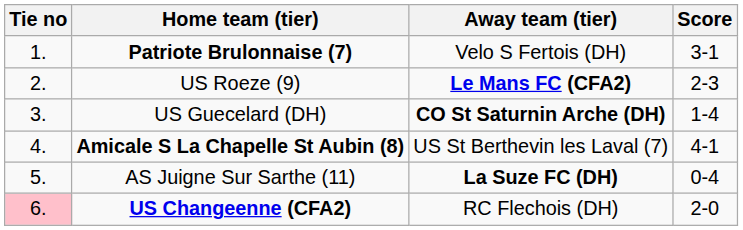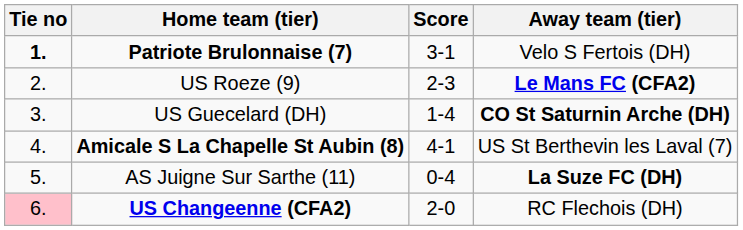columns swapped: (705, 20) <-> (541, 20)
(38, 51) normal -> (38, 51) bold
